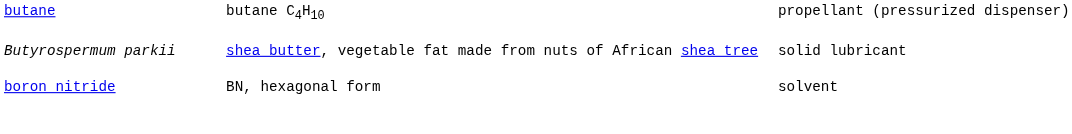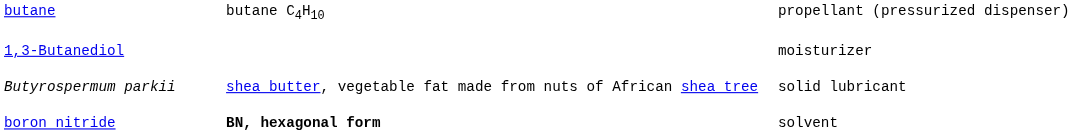+ row: (64, 50)
(303, 87) normal -> (303, 123) bold
